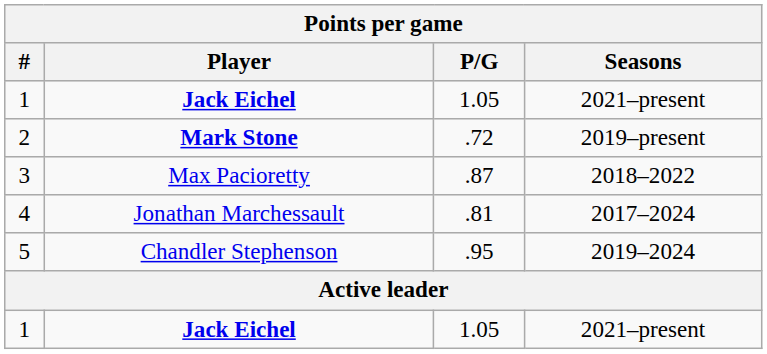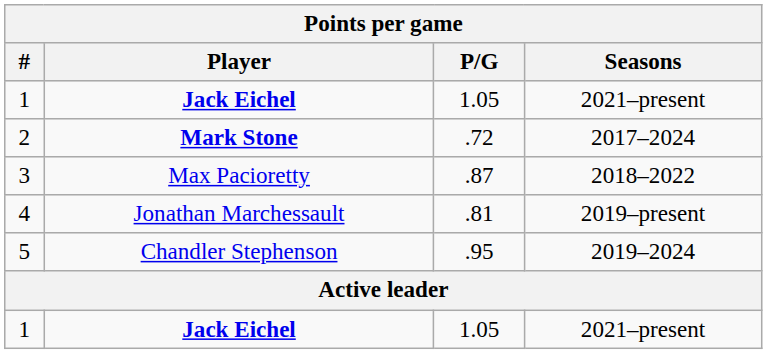(643, 138) 2019–present -> (643, 138) 2017–2024
(643, 214) 2017–2024 -> (643, 214) 2019–present
